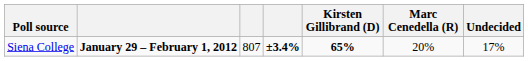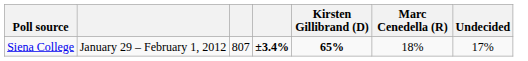(158, 46) bold -> (153, 46) normal
(423, 46) 20% -> (412, 46) 18%
